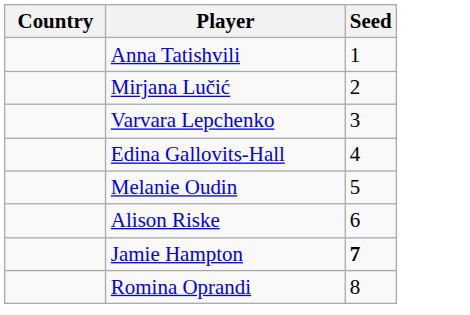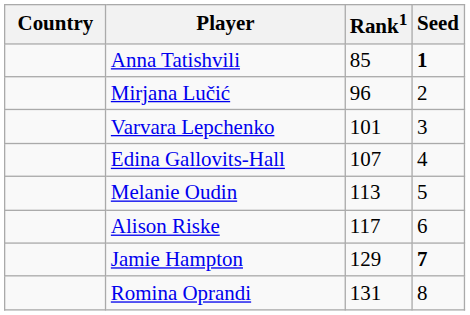+ column: (379, 23)
(355, 54) normal -> (422, 60) bold
